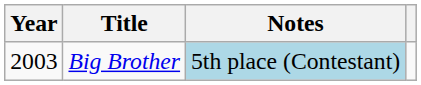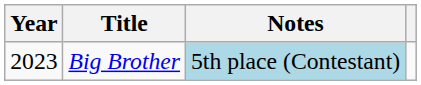(34, 60) 2003 -> (34, 60) 2023
